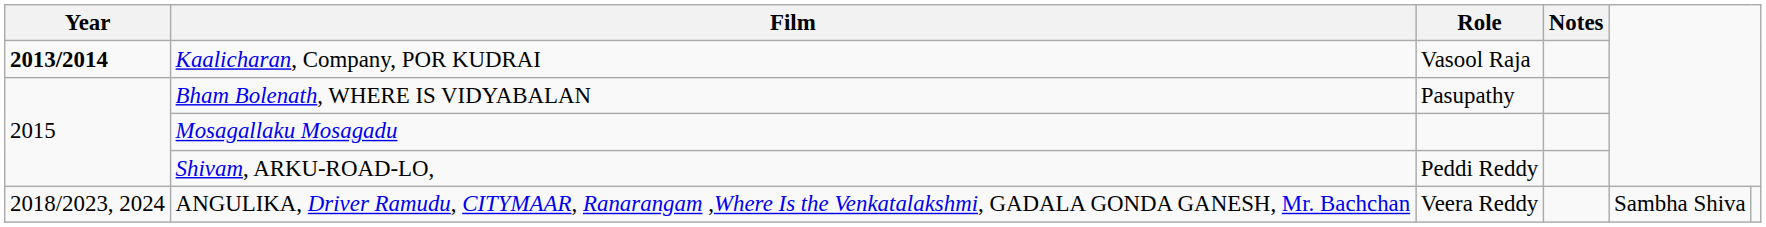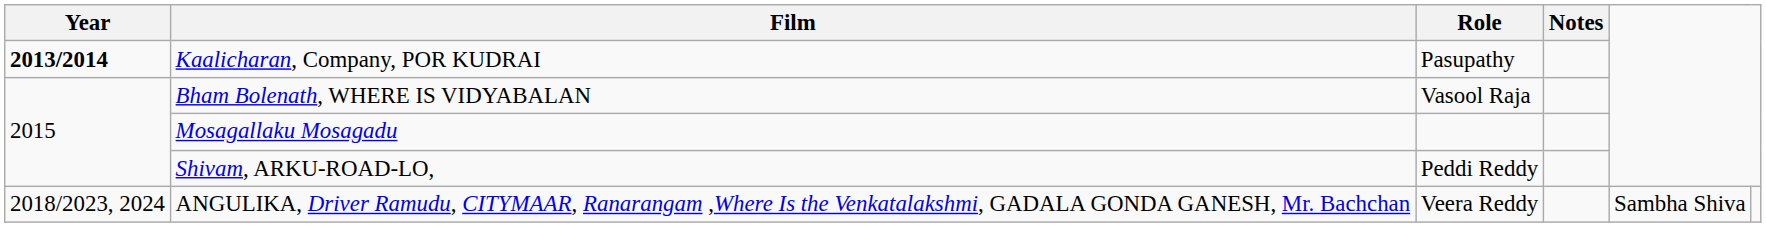(1476, 58) Vasool Raja -> (1468, 58) Pasupathy
(1468, 95) Pasupathy -> (1476, 95) Vasool Raja
